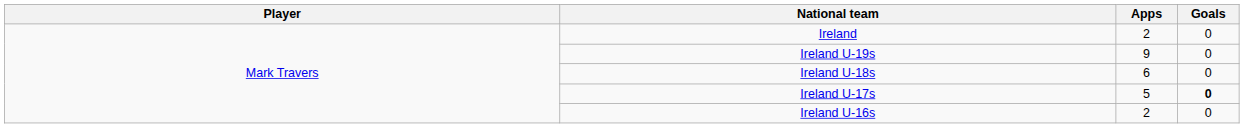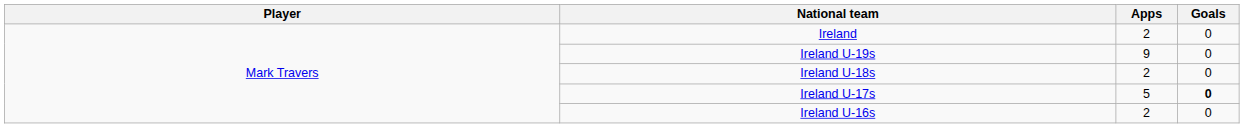(1147, 73) 6 -> (1147, 73) 2
